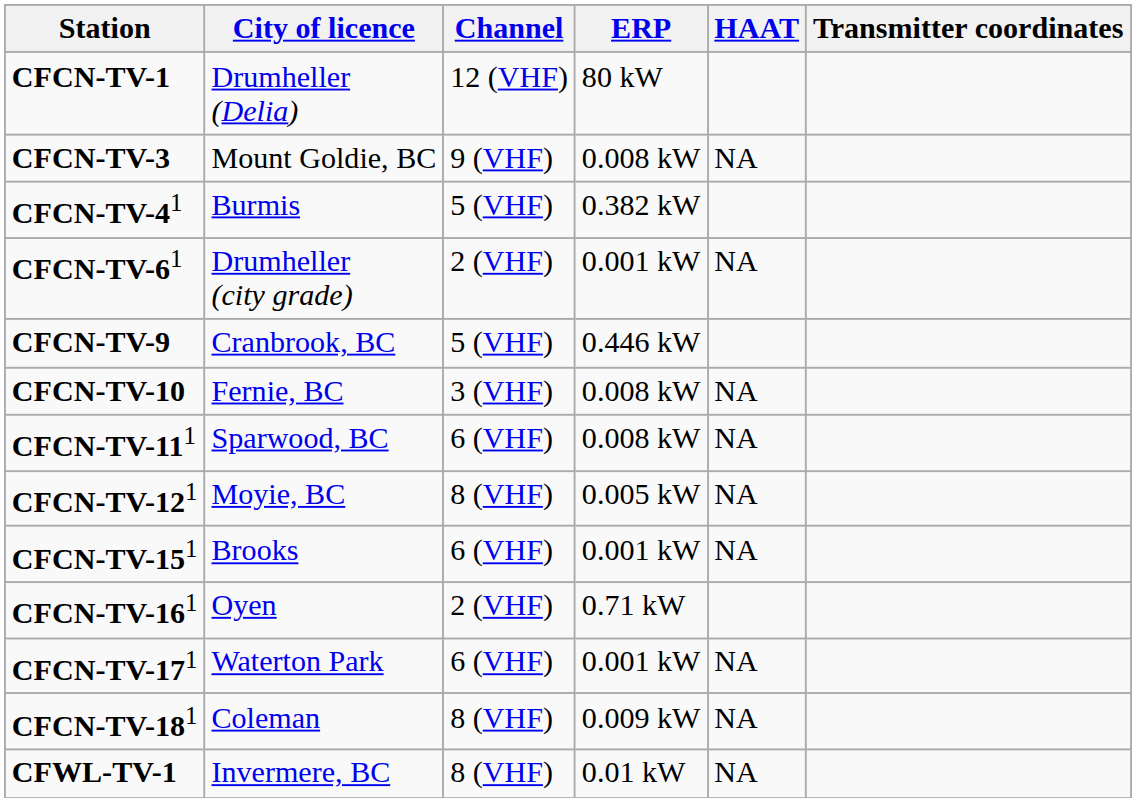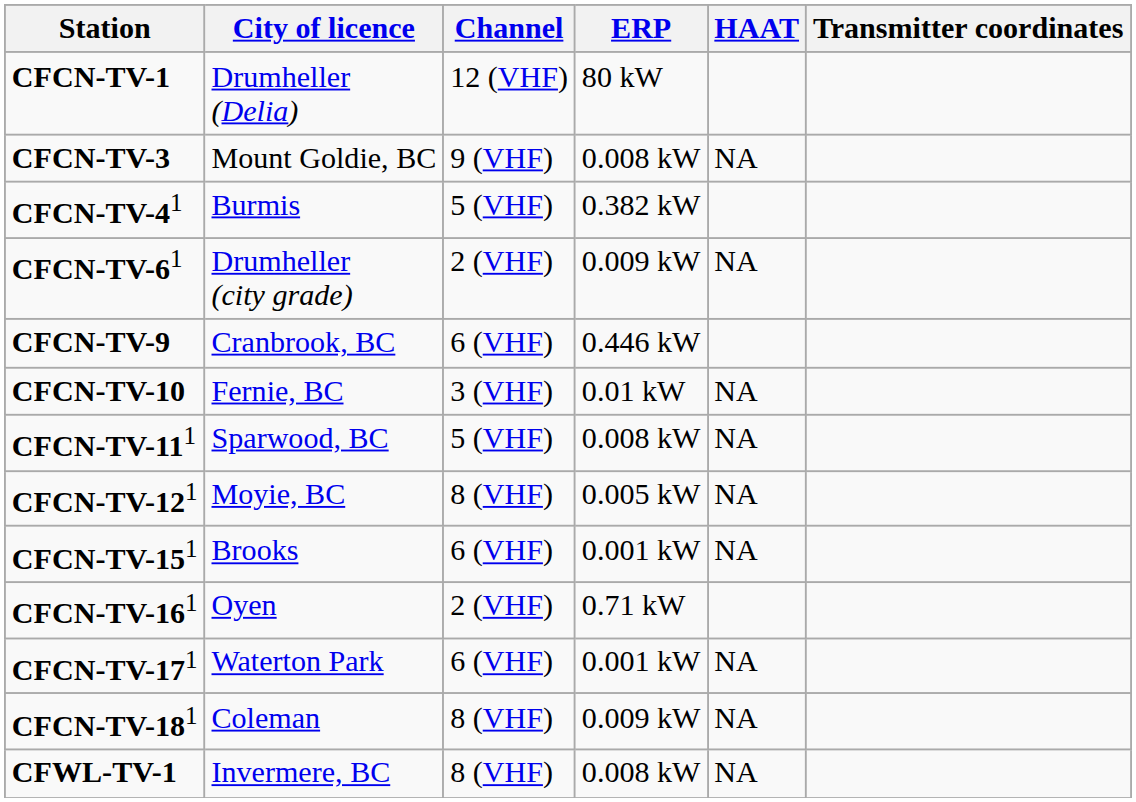(641, 261) 0.001 kW -> (641, 261) 0.009 kW
(502, 342) 5 (VHF) -> (502, 342) 6 (VHF)
(641, 390) 0.008 kW -> (634, 390) 0.01 kW
(502, 438) 6 (VHF) -> (502, 438) 5 (VHF)
(634, 773) 0.01 kW -> (641, 773) 0.008 kW
